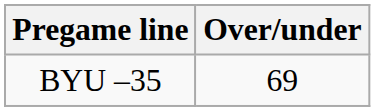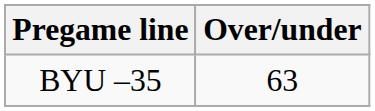(282, 79) 69 -> (282, 79) 63
